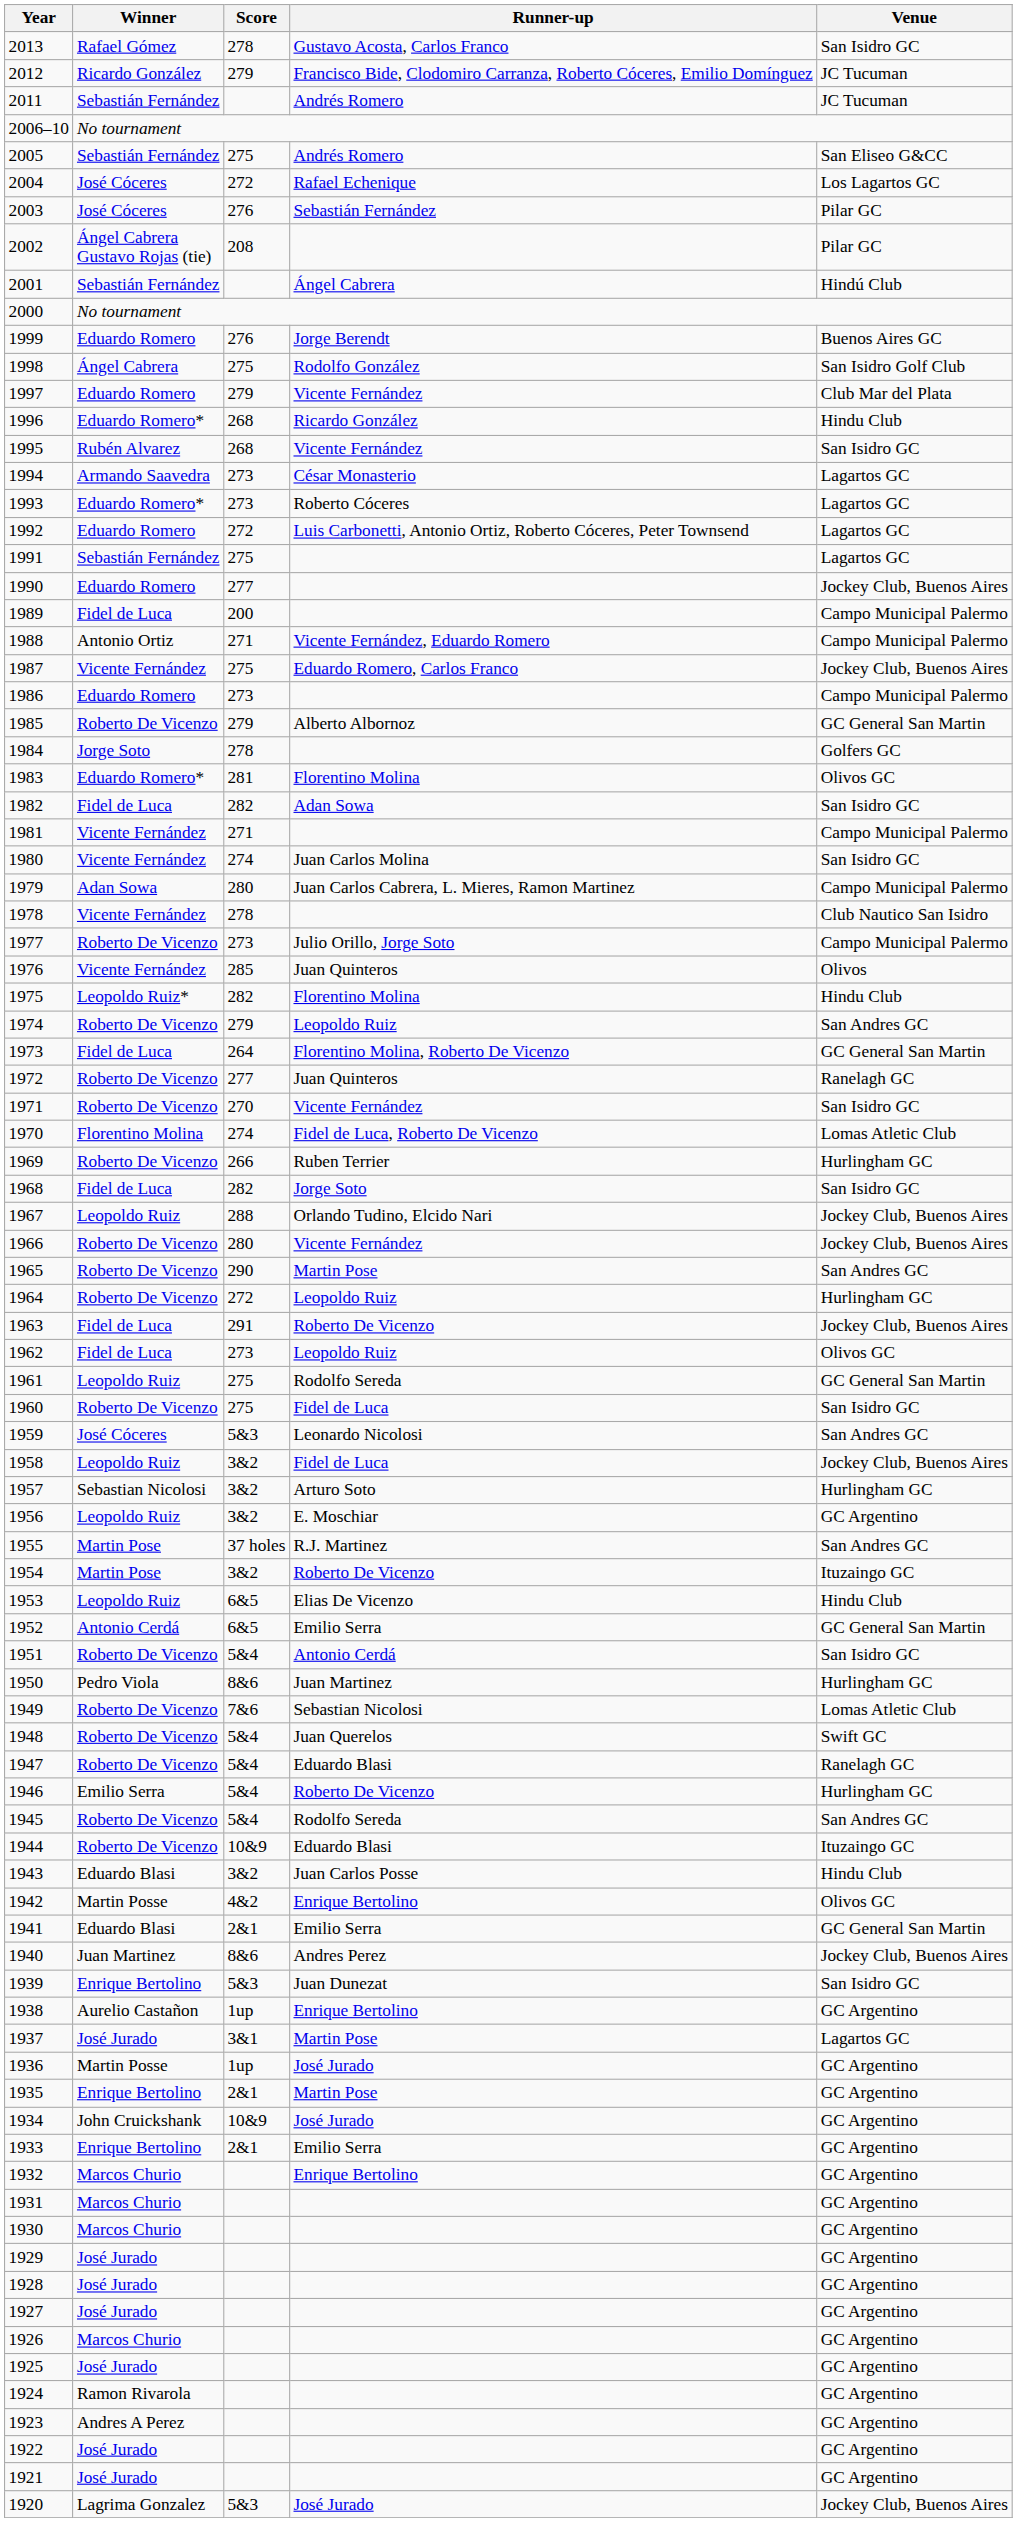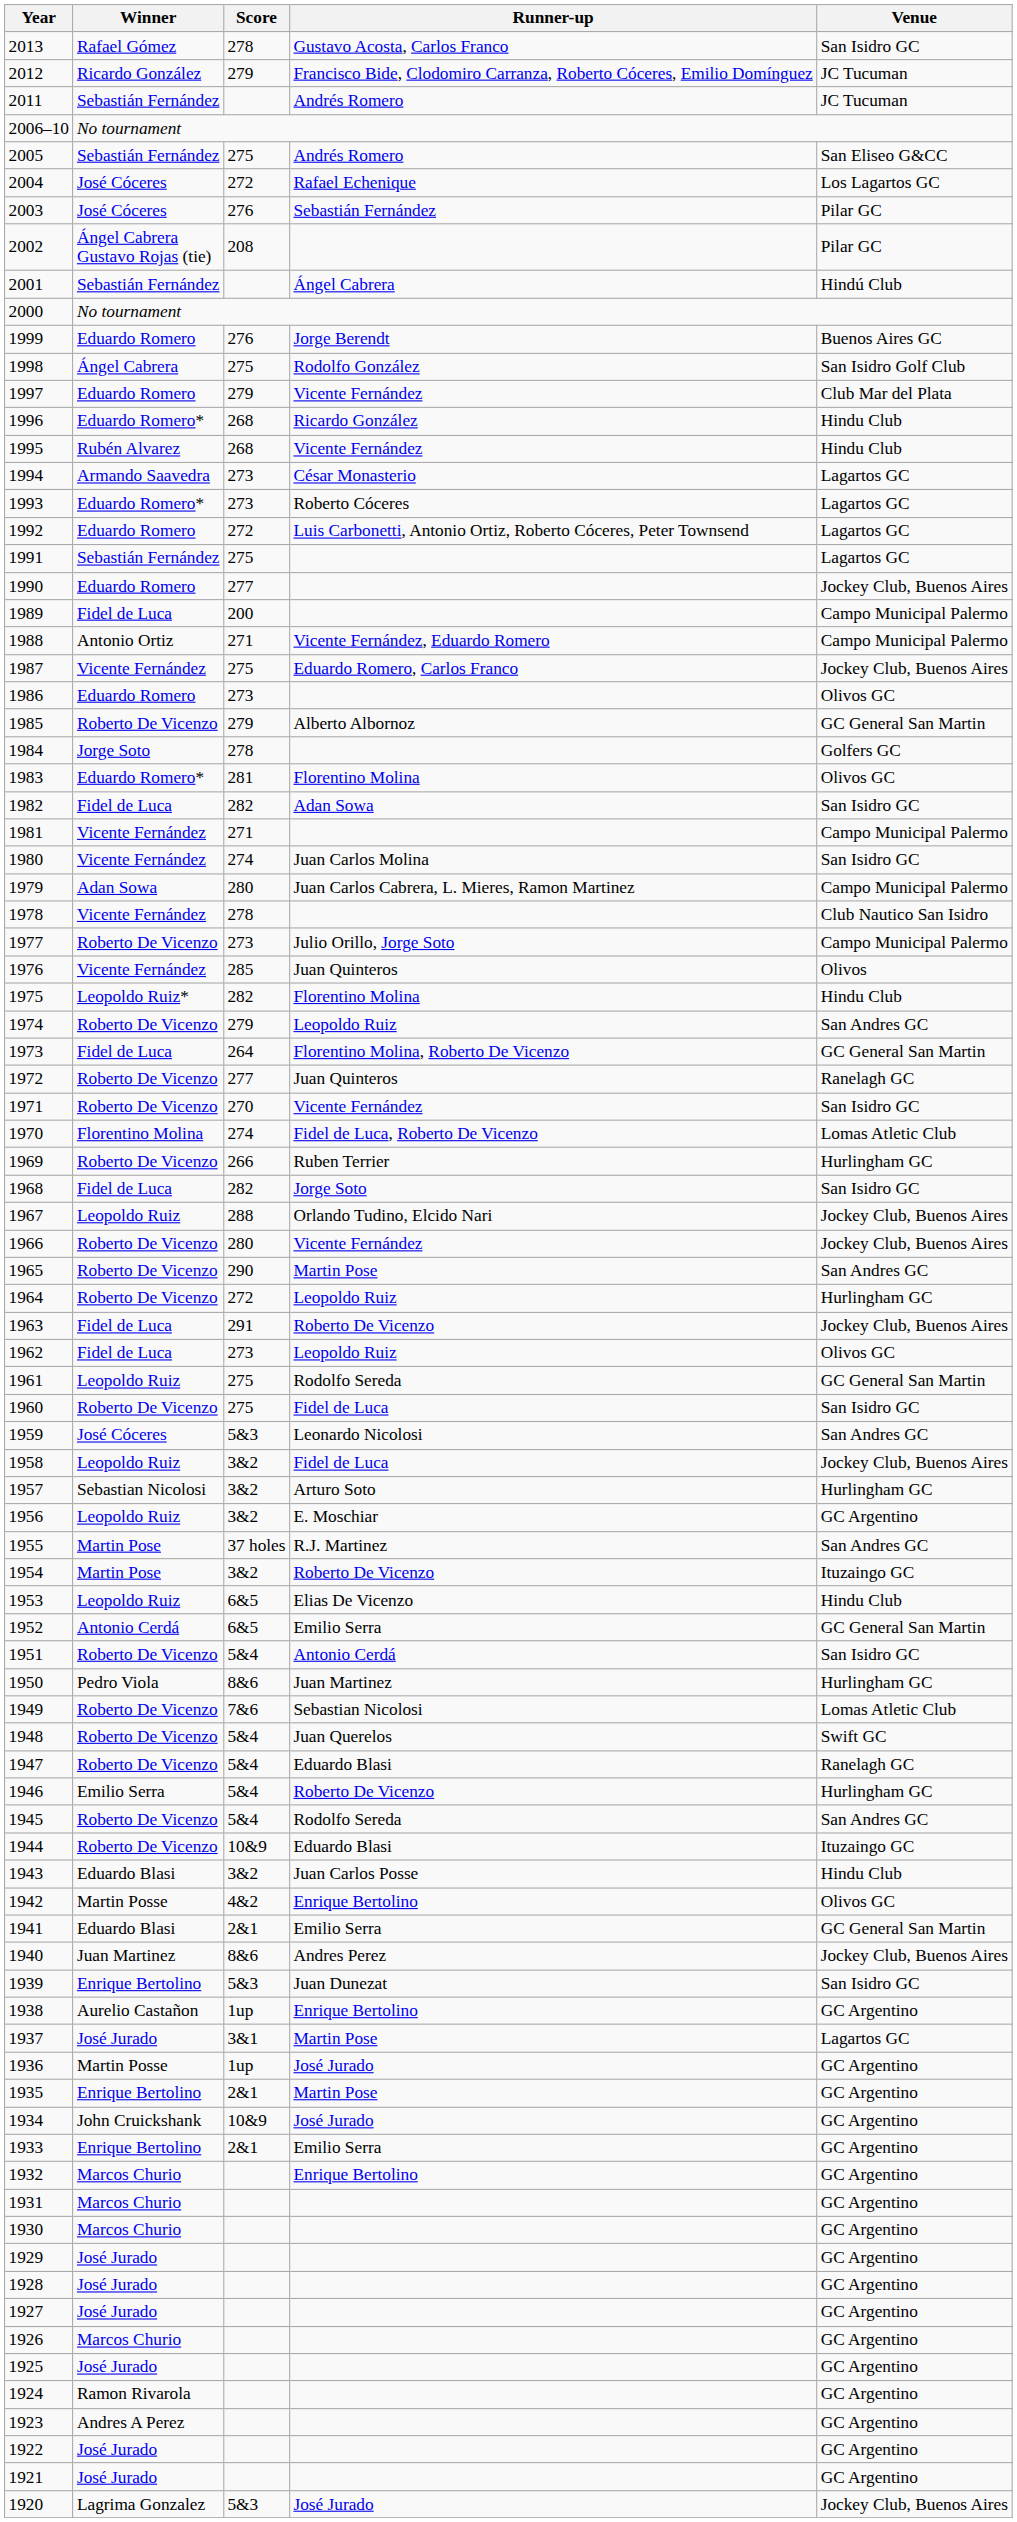(870, 448) San Isidro GC -> (861, 448) Hindu Club
(914, 695) Campo Municipal Palermo -> (858, 695) Olivos GC
